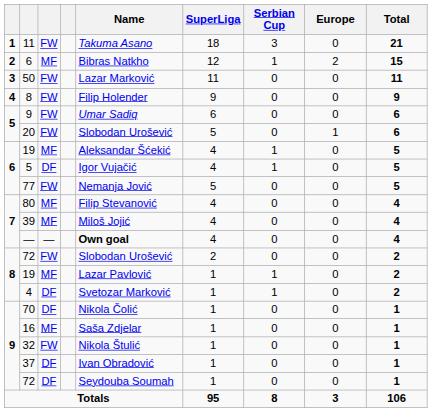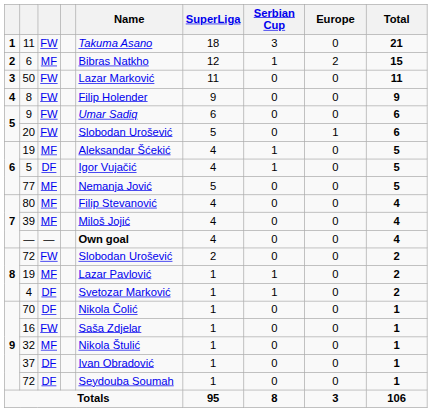(49, 185) FW -> (49, 185) MF
(49, 327) MF -> (49, 327) FW
(49, 345) FW -> (49, 345) MF
